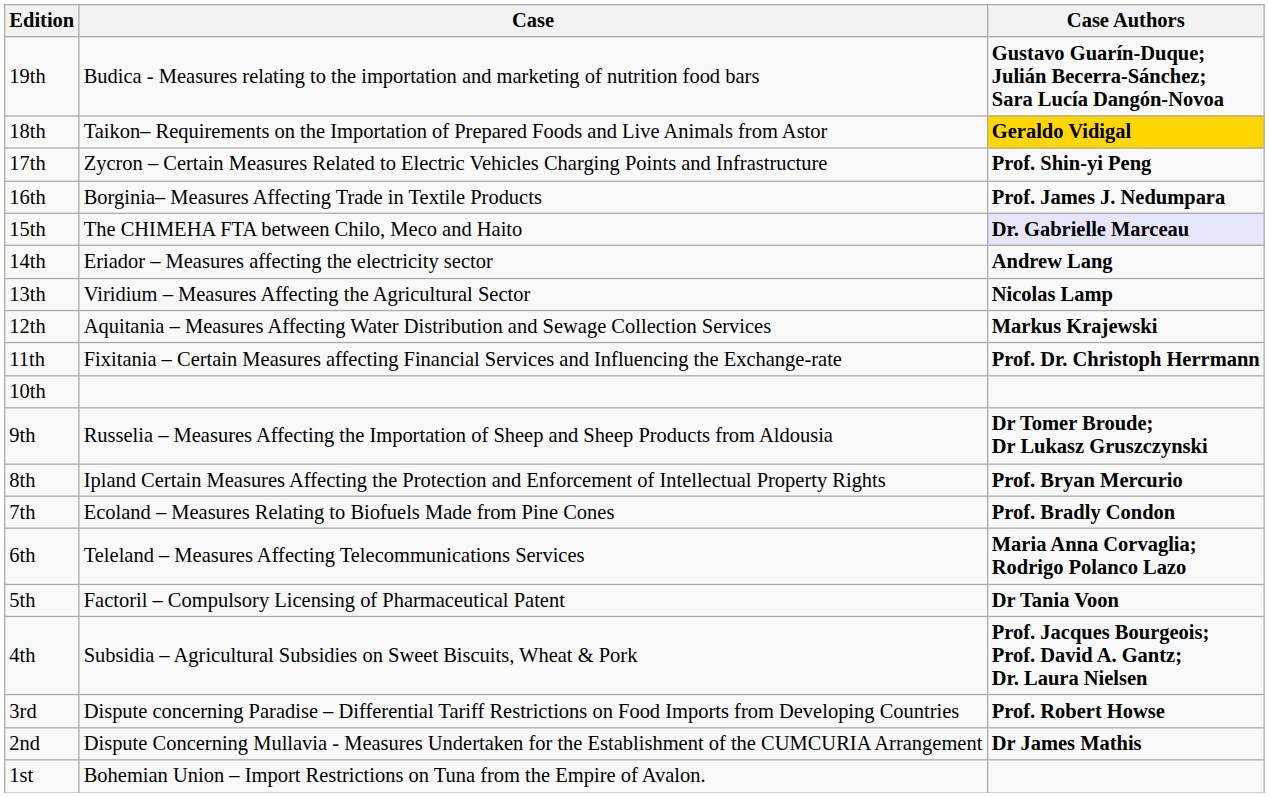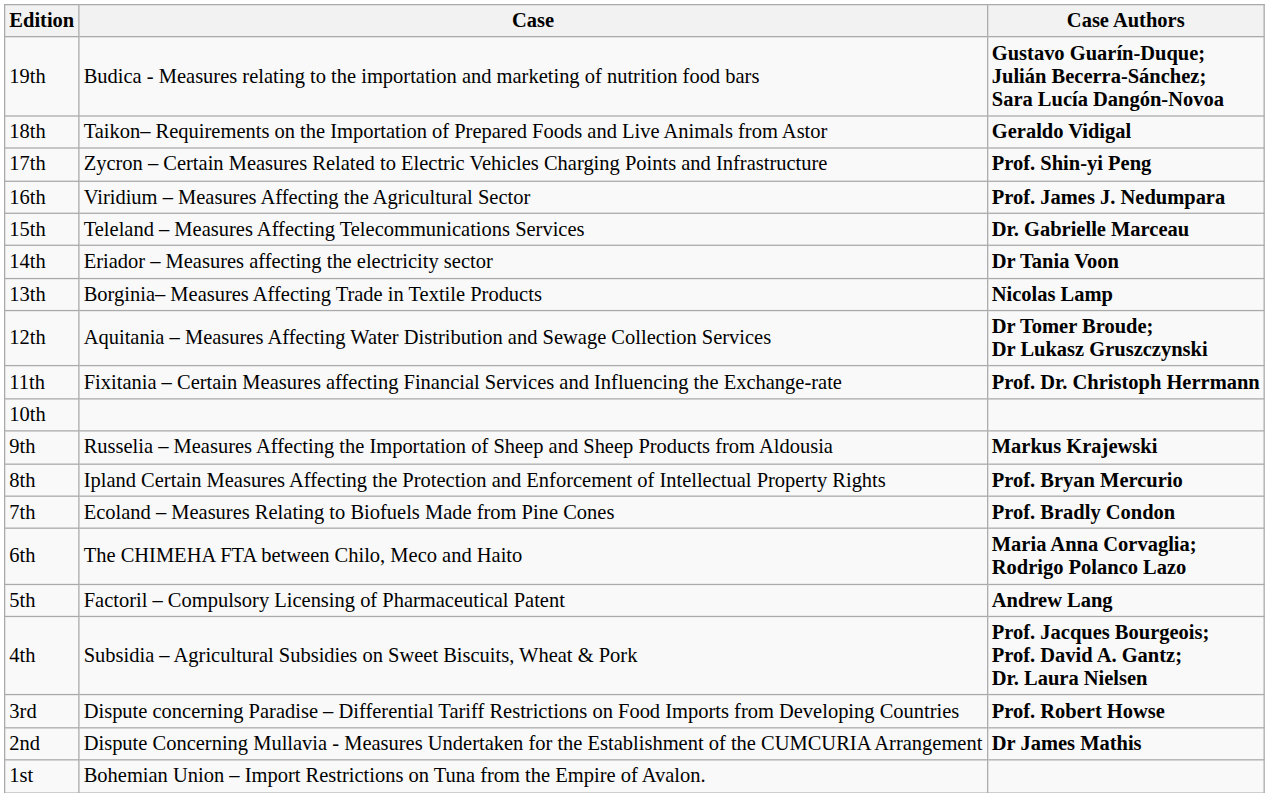(1061, 131) gold background -> (1061, 131) no background
(313, 196) Borginia– Measures Affecting Trade in Textile Products -> (307, 196) Viridium – Measures Affecting the Agricultural Sector
(303, 229) The CHIMEHA FTA between Chilo, Meco and Haito -> (334, 229) Teleland – Measures Affecting Telecommunications Services
(1090, 229) lavender background -> (1090, 229) no background
(1052, 261) Andrew Lang -> (1055, 261) Dr Tania Voon
(307, 294) Viridium – Measures Affecting the Agricultural Sector -> (313, 294) Borginia– Measures Affecting Trade in Textile Products
(1075, 326) Markus Krajewski -> (1100, 338) Dr Tomer Broude; Dr Lukasz Gruszczynski
(1100, 435) Dr Tomer Broude; Dr Lukasz Gruszczynski -> (1075, 447) Markus Krajewski
(334, 556) Teleland – Measures Affecting Telecommunications Services -> (303, 556) The CHIMEHA FTA between Chilo, Meco and Haito
(1055, 600) Dr Tania Voon -> (1052, 600) Andrew Lang
